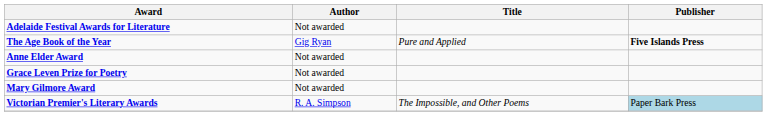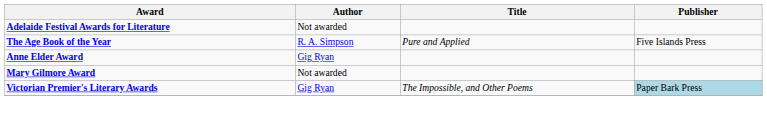(313, 42) Gig Ryan -> (325, 42) R. A. Simpson
(667, 42) bold -> (671, 42) normal
(319, 57) Not awarded -> (316, 57) Gig Ryan
- row: (67, 73)
(323, 103) R. A. Simpson -> (316, 88) Gig Ryan
